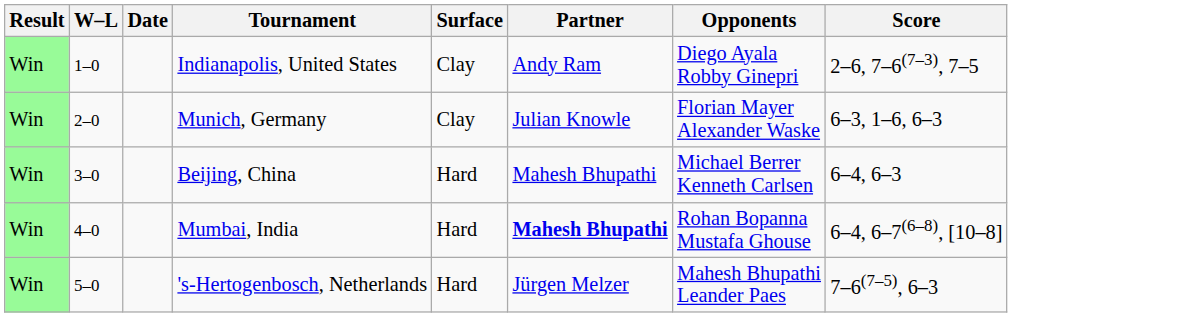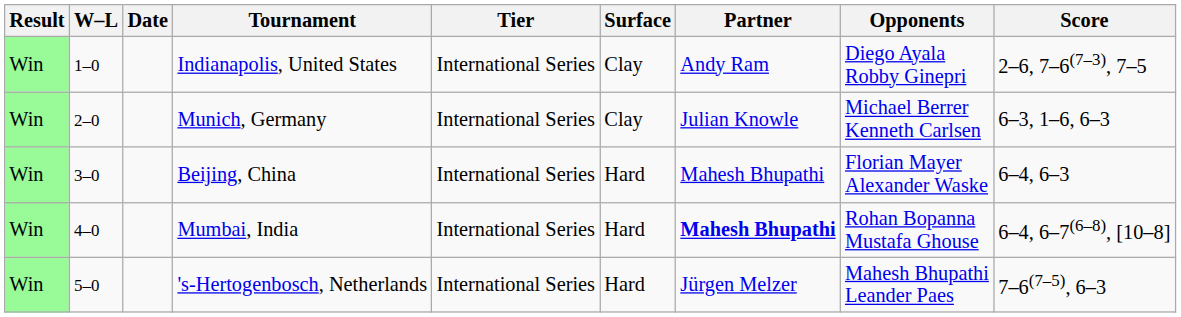+ column: (516, 20)
(749, 119) Florian Mayer Alexander Waske -> (913, 119) Michael Berrer Kenneth Carlsen
(745, 174) Michael Berrer Kenneth Carlsen -> (916, 174) Florian Mayer Alexander Waske
